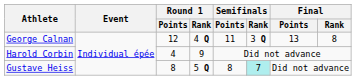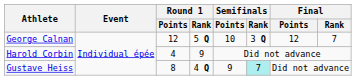(201, 39) 4 Q -> (201, 39) 5 Q
(230, 39) 11 -> (230, 39) 10
(294, 39) 13 -> (294, 39) 12
(334, 39) 8 -> (334, 39) 7
(201, 68) 5 Q -> (201, 68) 4 Q
(230, 68) 8 -> (230, 68) 9
